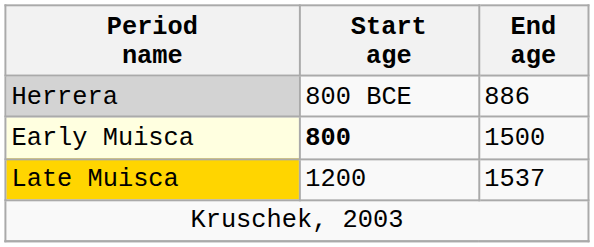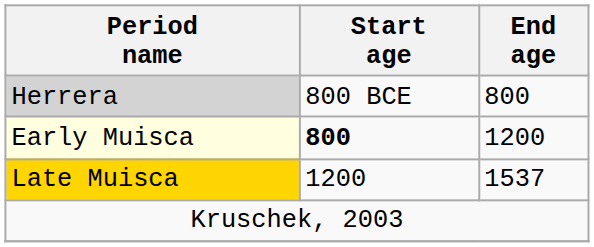(507, 97) 886 -> (507, 97) 800
(515, 138) 1500 -> (515, 138) 1200
